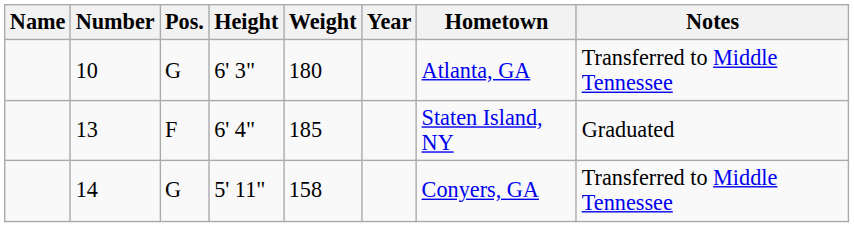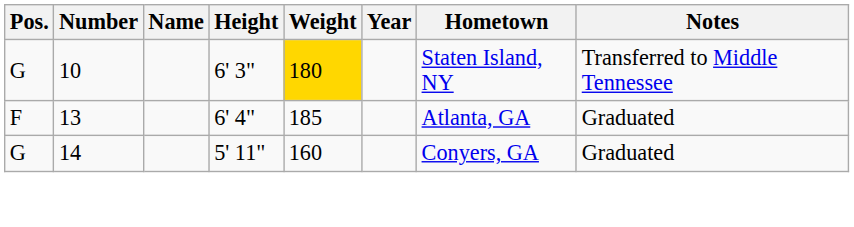columns swapped: (38, 22) <-> (184, 22)
(305, 69) no background -> (305, 69) gold background
(476, 69) Atlanta, GA -> (482, 69) Staten Island, NY
(482, 130) Staten Island, NY -> (476, 117) Atlanta, GA
(305, 190) 158 -> (305, 152) 160
(680, 190) Transferred to Middle Tennessee -> (628, 152) Graduated
